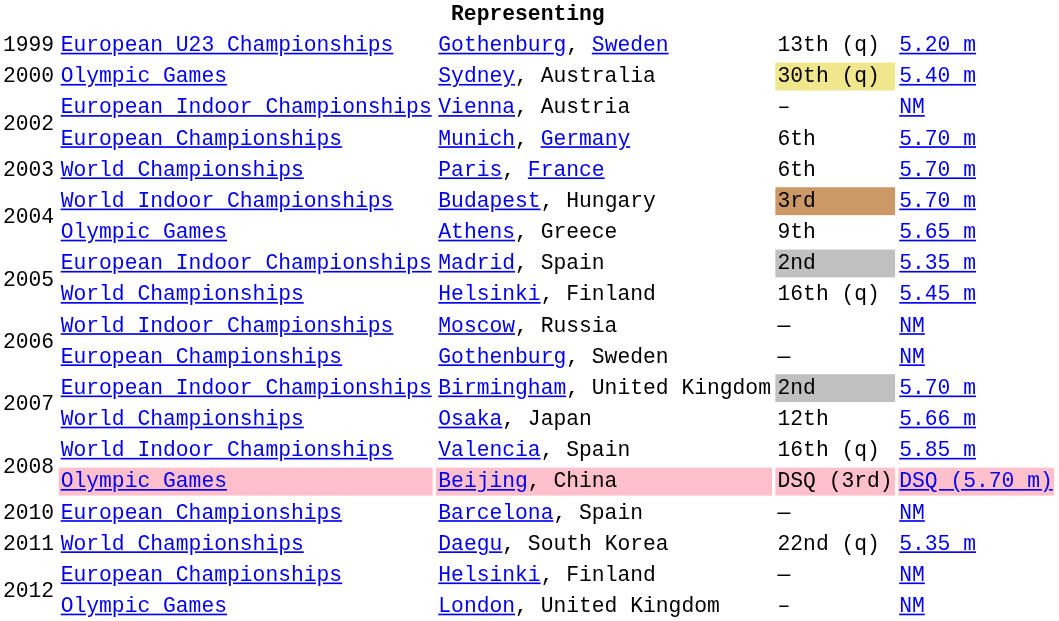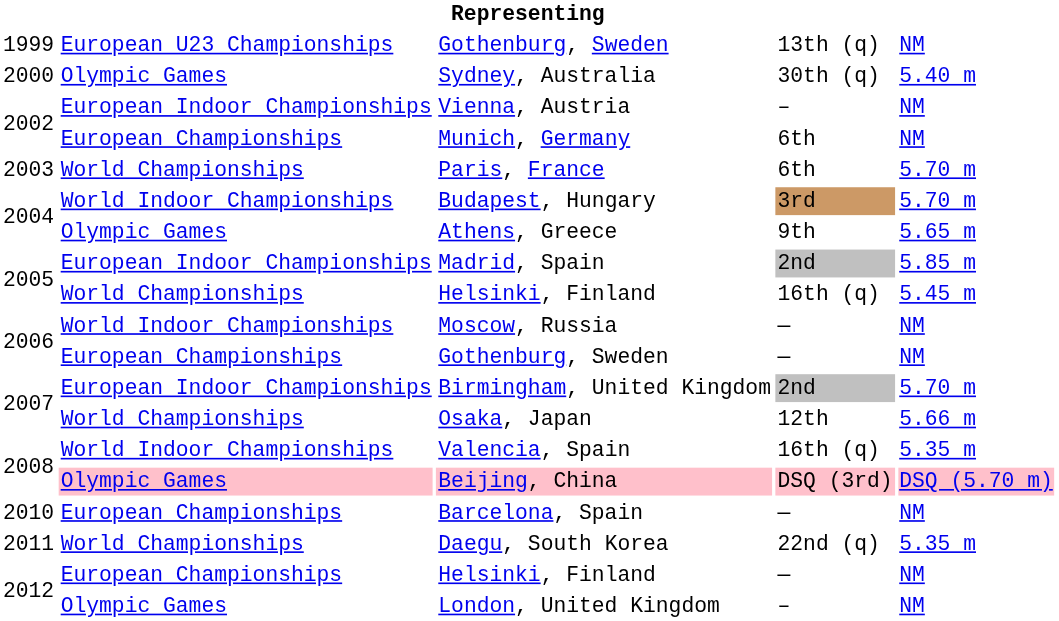(938, 45) 5.20 m -> (912, 45) NM
(829, 77) khaki background -> (829, 77) no background
(938, 139) 5.70 m -> (912, 139) NM
(938, 264) 5.35 m -> (938, 264) 5.85 m
(938, 450) 5.85 m -> (938, 450) 5.35 m
